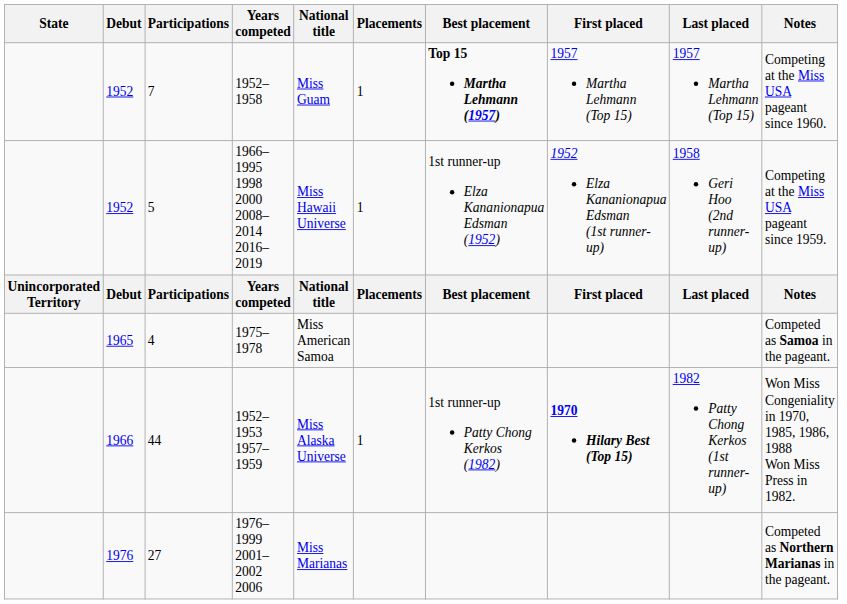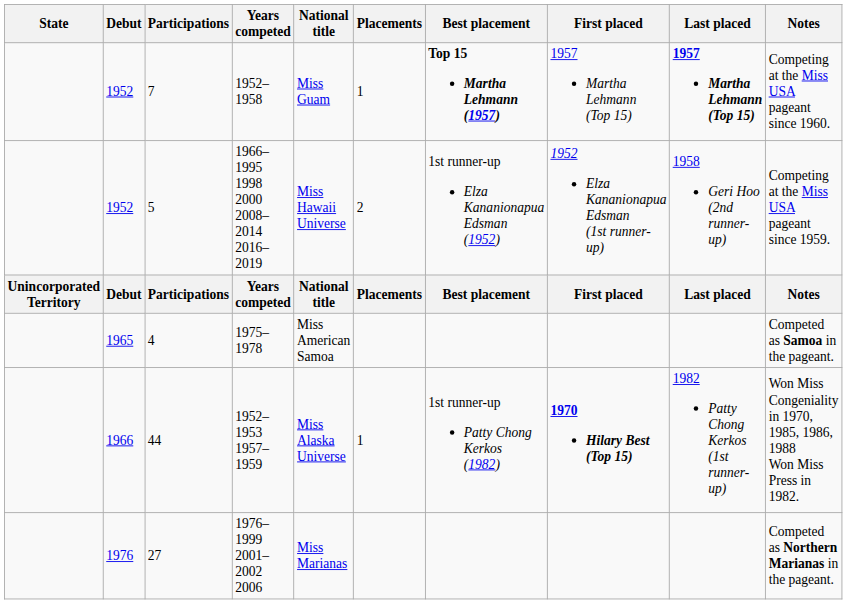(716, 85) normal -> (718, 85) bold
(360, 207) 1 -> (360, 207) 2
